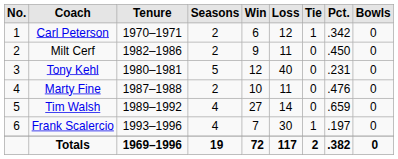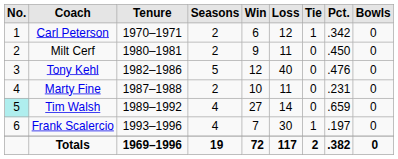(152, 51) 1982–1986 -> (152, 51) 1980–1981
(152, 70) 1980–1981 -> (152, 70) 1982–1986
(339, 70) .231 -> (339, 70) .476
(339, 88) .476 -> (339, 88) .231
(17, 107) no background -> (17, 107) paleturquoise background
